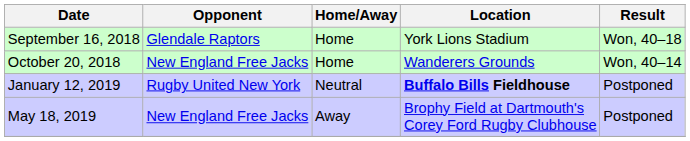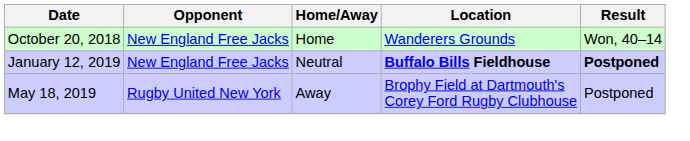- row: (74, 39)
(223, 85) Rugby United New York -> (208, 62) New England Free Jacks
(638, 85) normal -> (622, 62) bold
(227, 116) New England Free Jacks -> (204, 93) Rugby United New York
